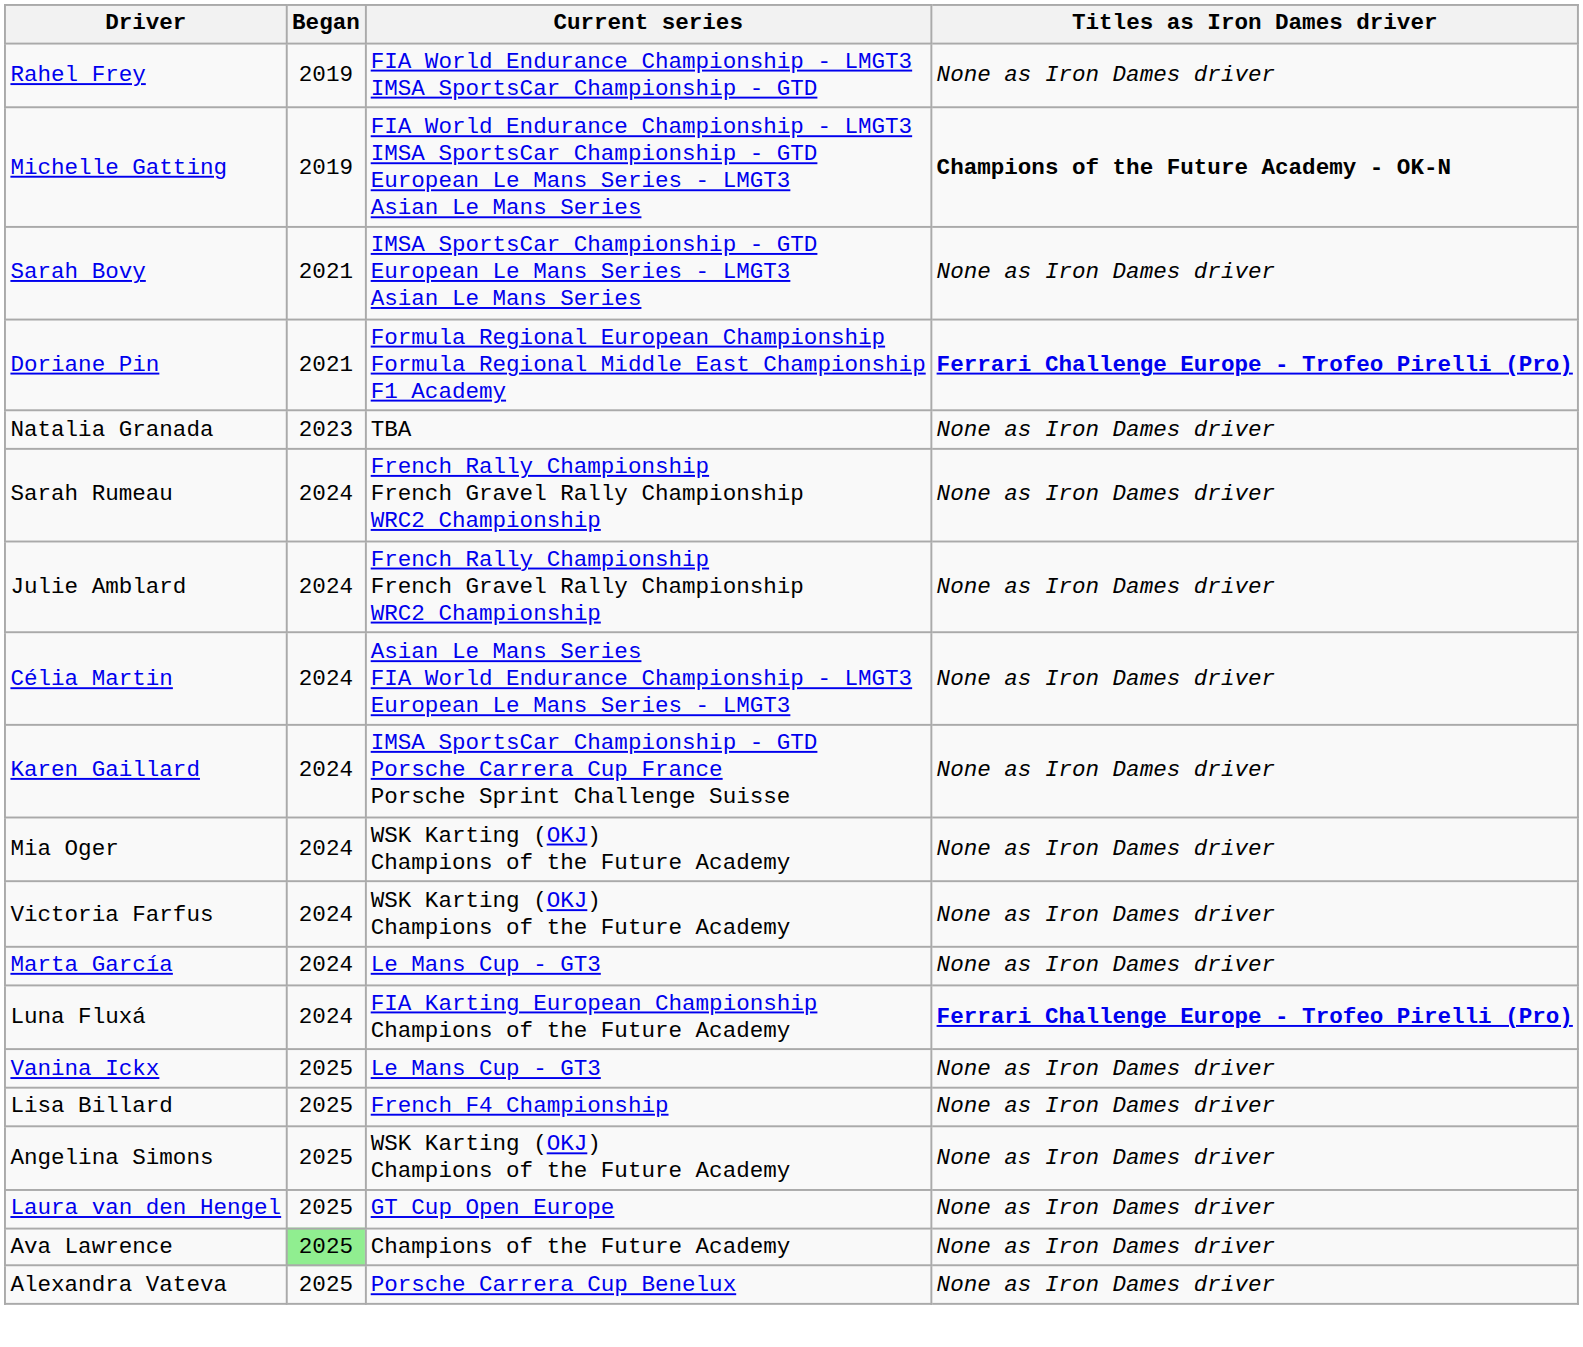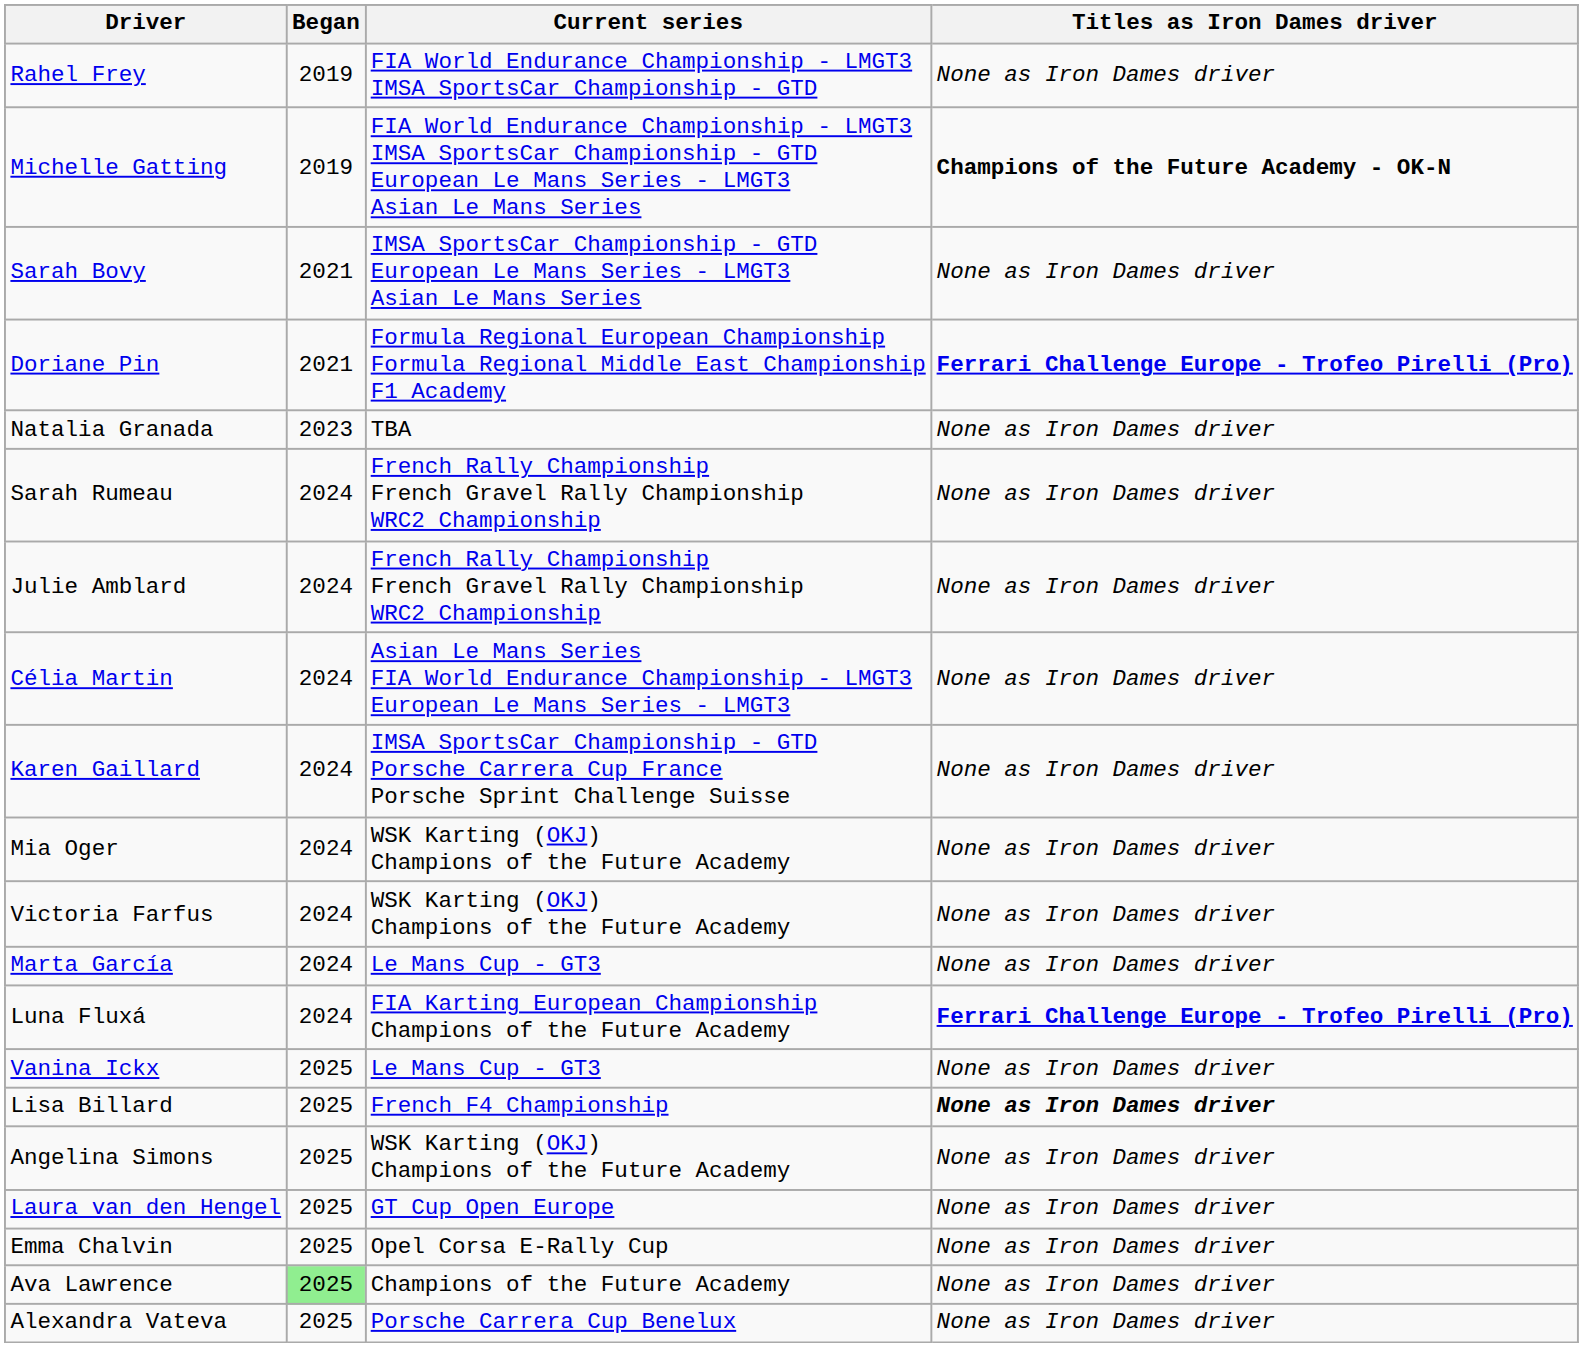(1106, 1106) normal -> (1106, 1106) bold
+ row: (92, 1247)
